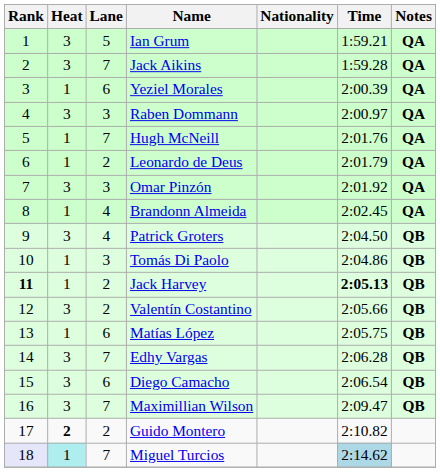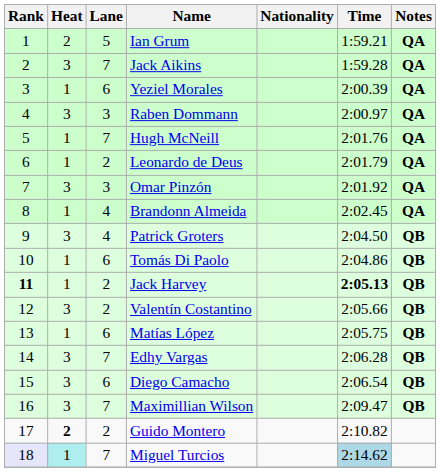(67, 41) 3 -> (67, 41) 2
(106, 260) 3 -> (106, 260) 6
